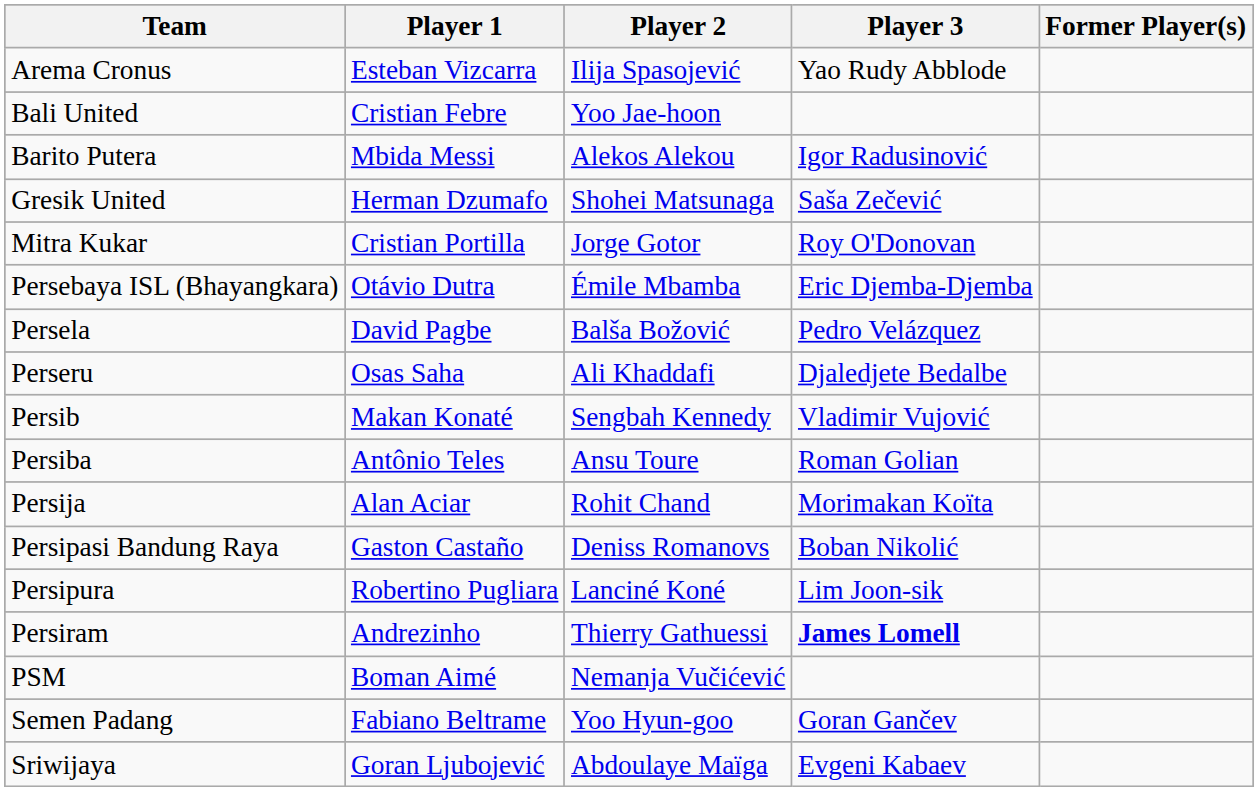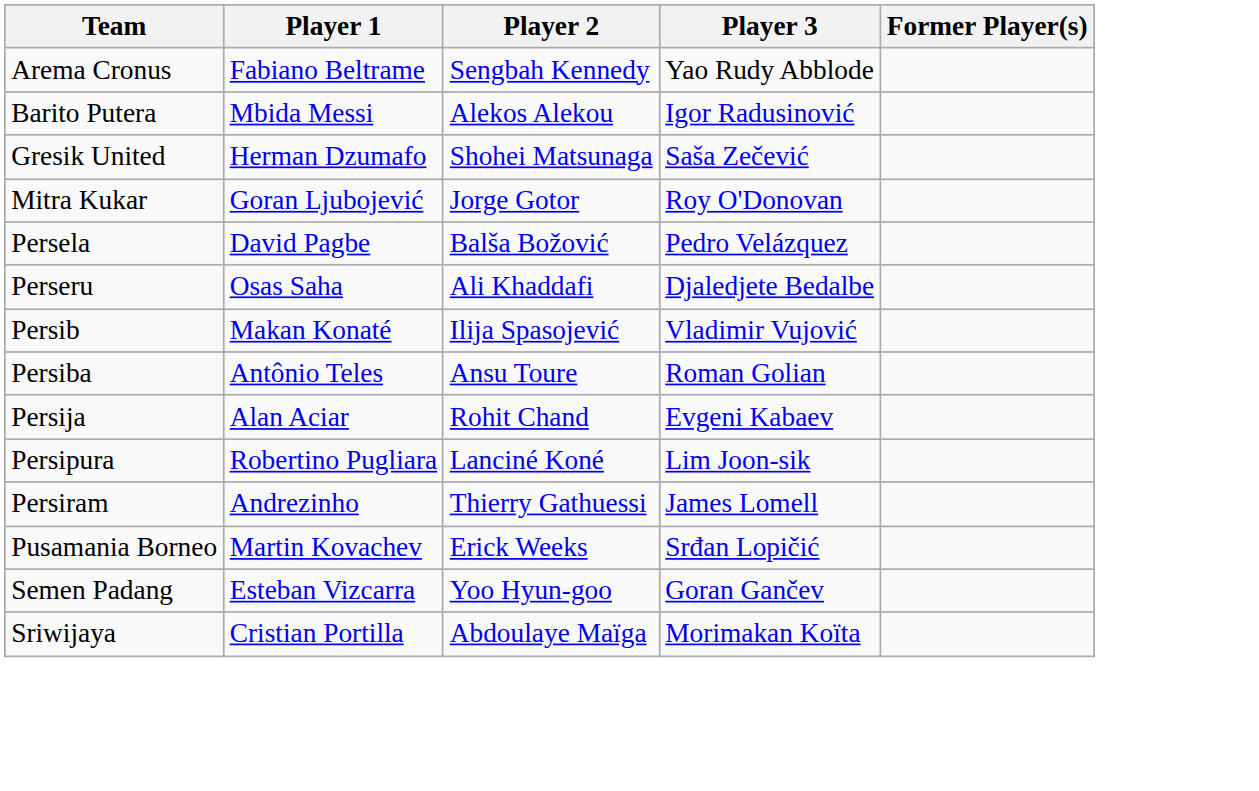(444, 69) Esteban Vizcarra -> (327, 69) Fabiano Beltrame
(656, 69) Ilija Spasojević -> (550, 69) Sengbah Kennedy
- row: (75, 112)
(438, 243) Cristian Portilla -> (327, 199) Goran Ljubojević
- row: (175, 286)
(671, 416) Sengbah Kennedy -> (534, 329) Ilija Spasojević
(896, 503) Morimakan Koïta -> (749, 416) Evgeni Kabaev
- row: (145, 546)
(879, 633) bold -> (742, 503) normal
- row: (39, 677)
+ row: (114, 546)
(449, 720) Fabiano Beltrame -> (322, 590) Esteban Vizcarra
(448, 763) Goran Ljubojević -> (317, 633) Cristian Portilla
(882, 763) Evgeni Kabaev -> (763, 633) Morimakan Koïta
